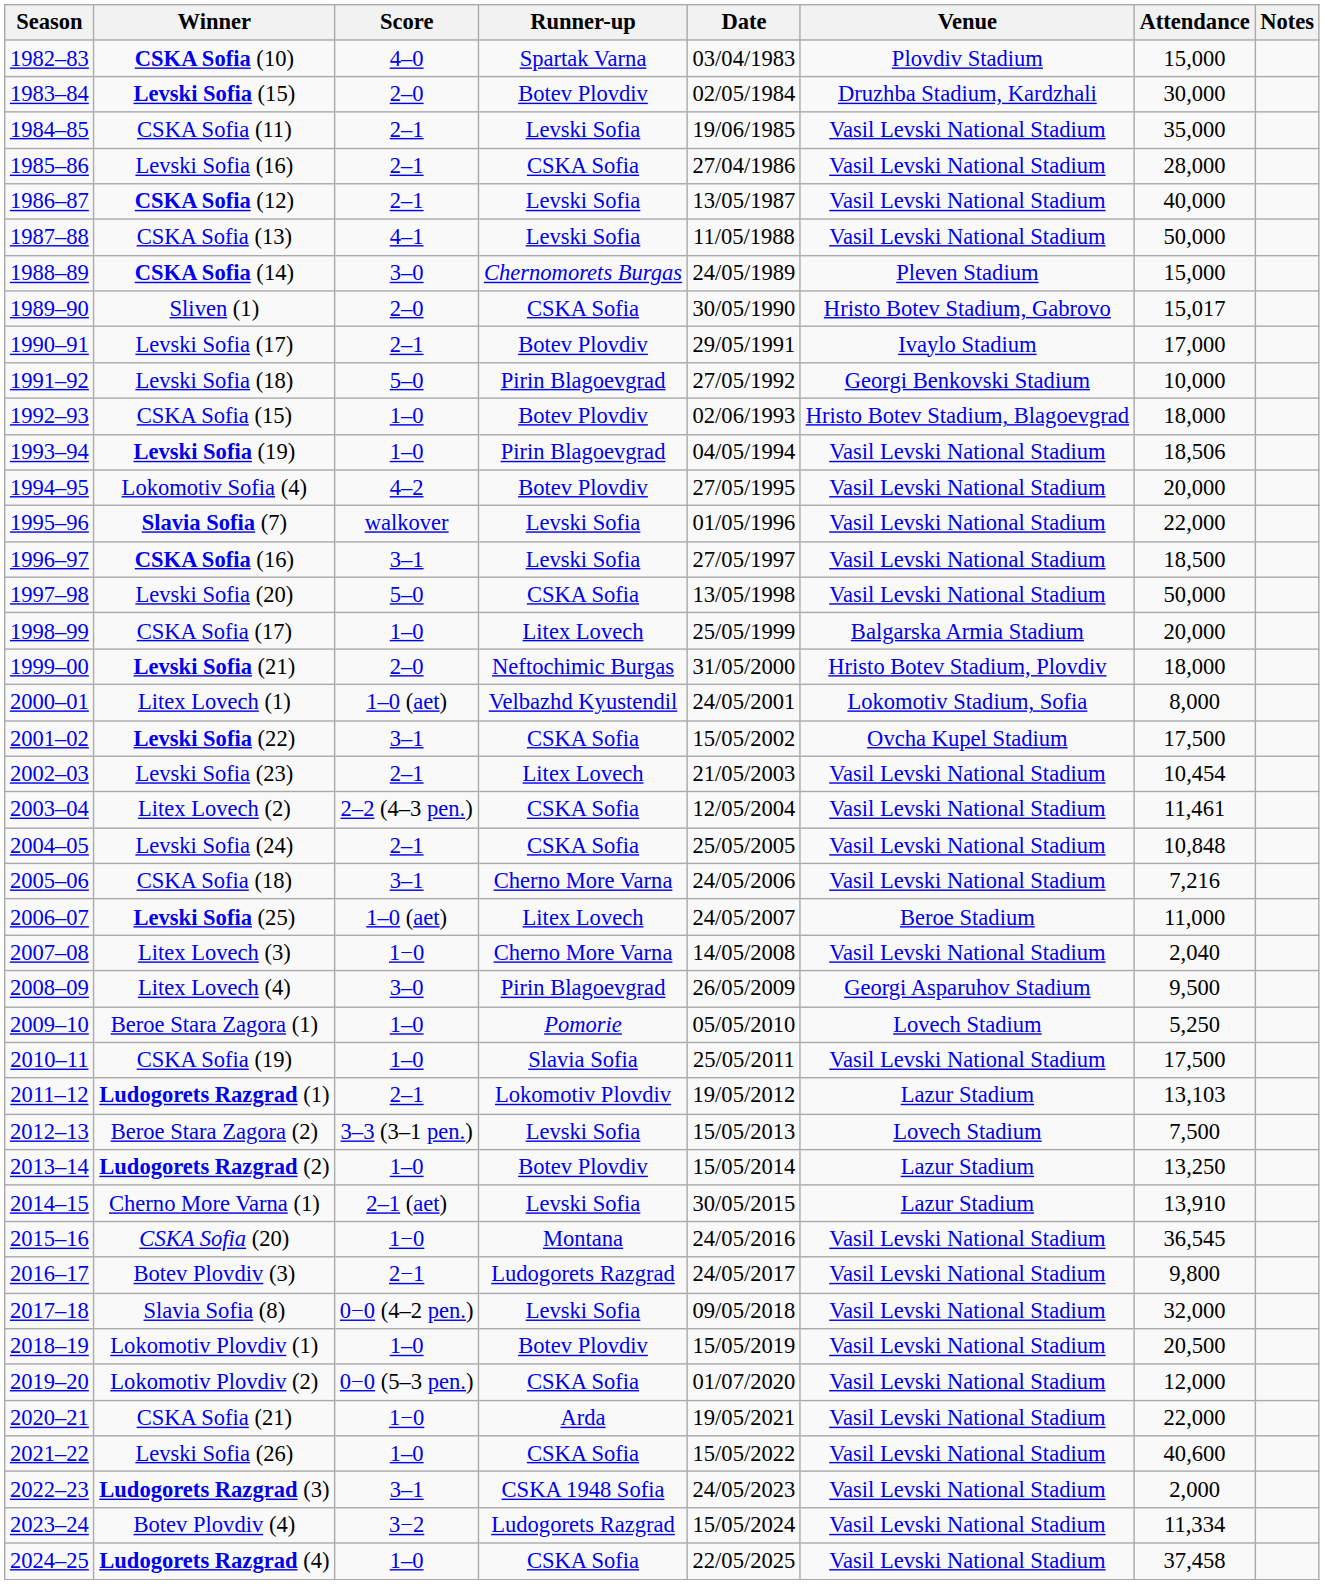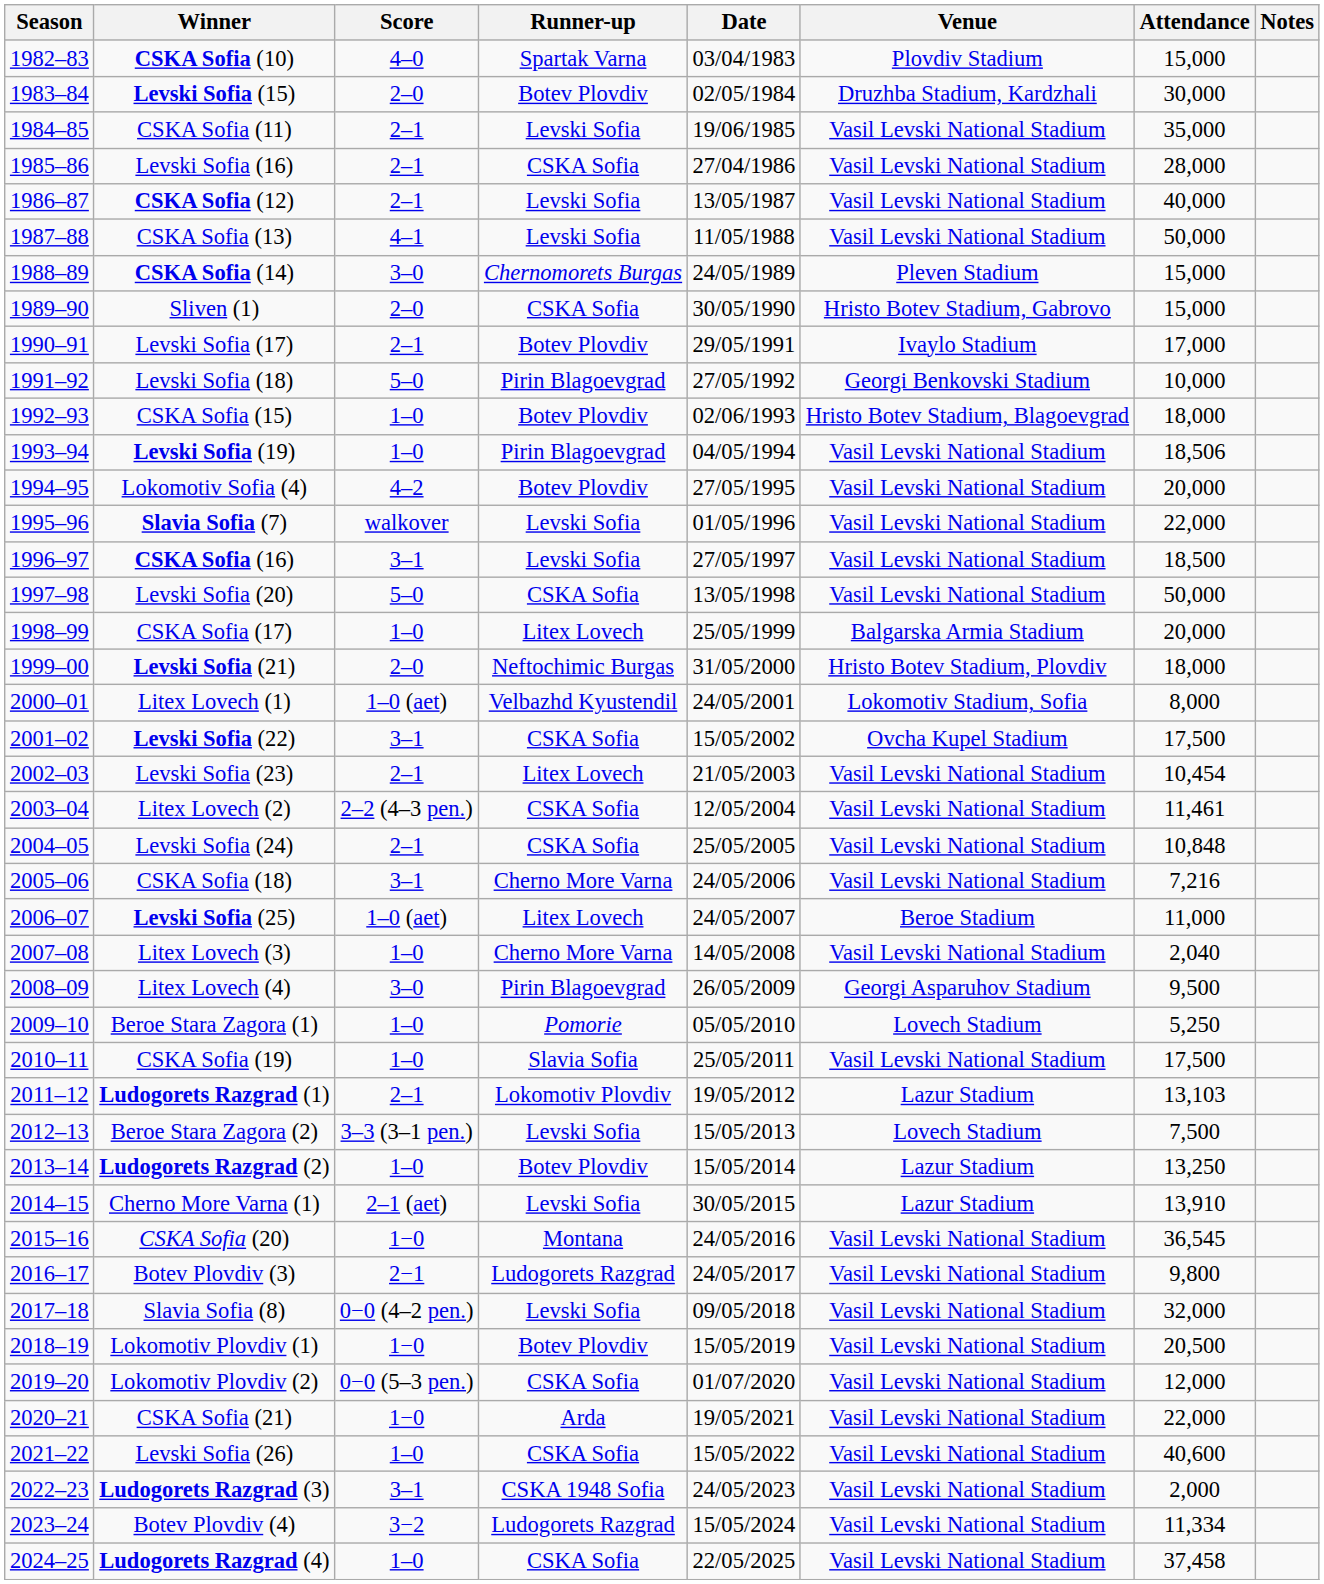(1195, 308) 15,017 -> (1195, 308) 15,000
(407, 952) 1−0 -> (407, 952) 1–0
(407, 1346) 1–0 -> (407, 1346) 1−0
